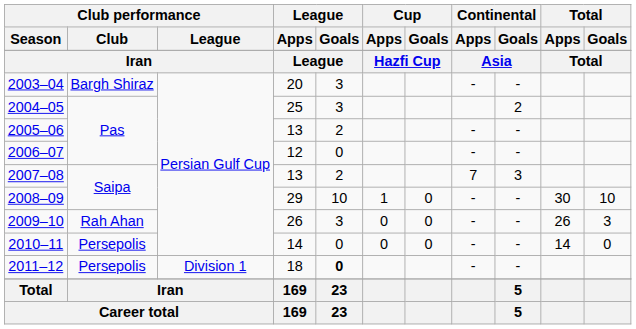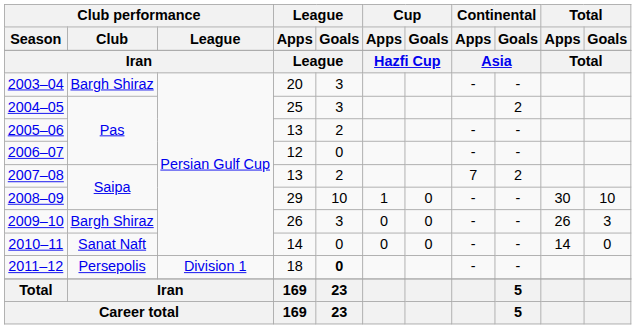(518, 175) 3 -> (518, 175) 2
(112, 221) Rah Ahan -> (112, 221) Bargh Shiraz
(112, 244) Persepolis -> (112, 244) Sanat Naft
